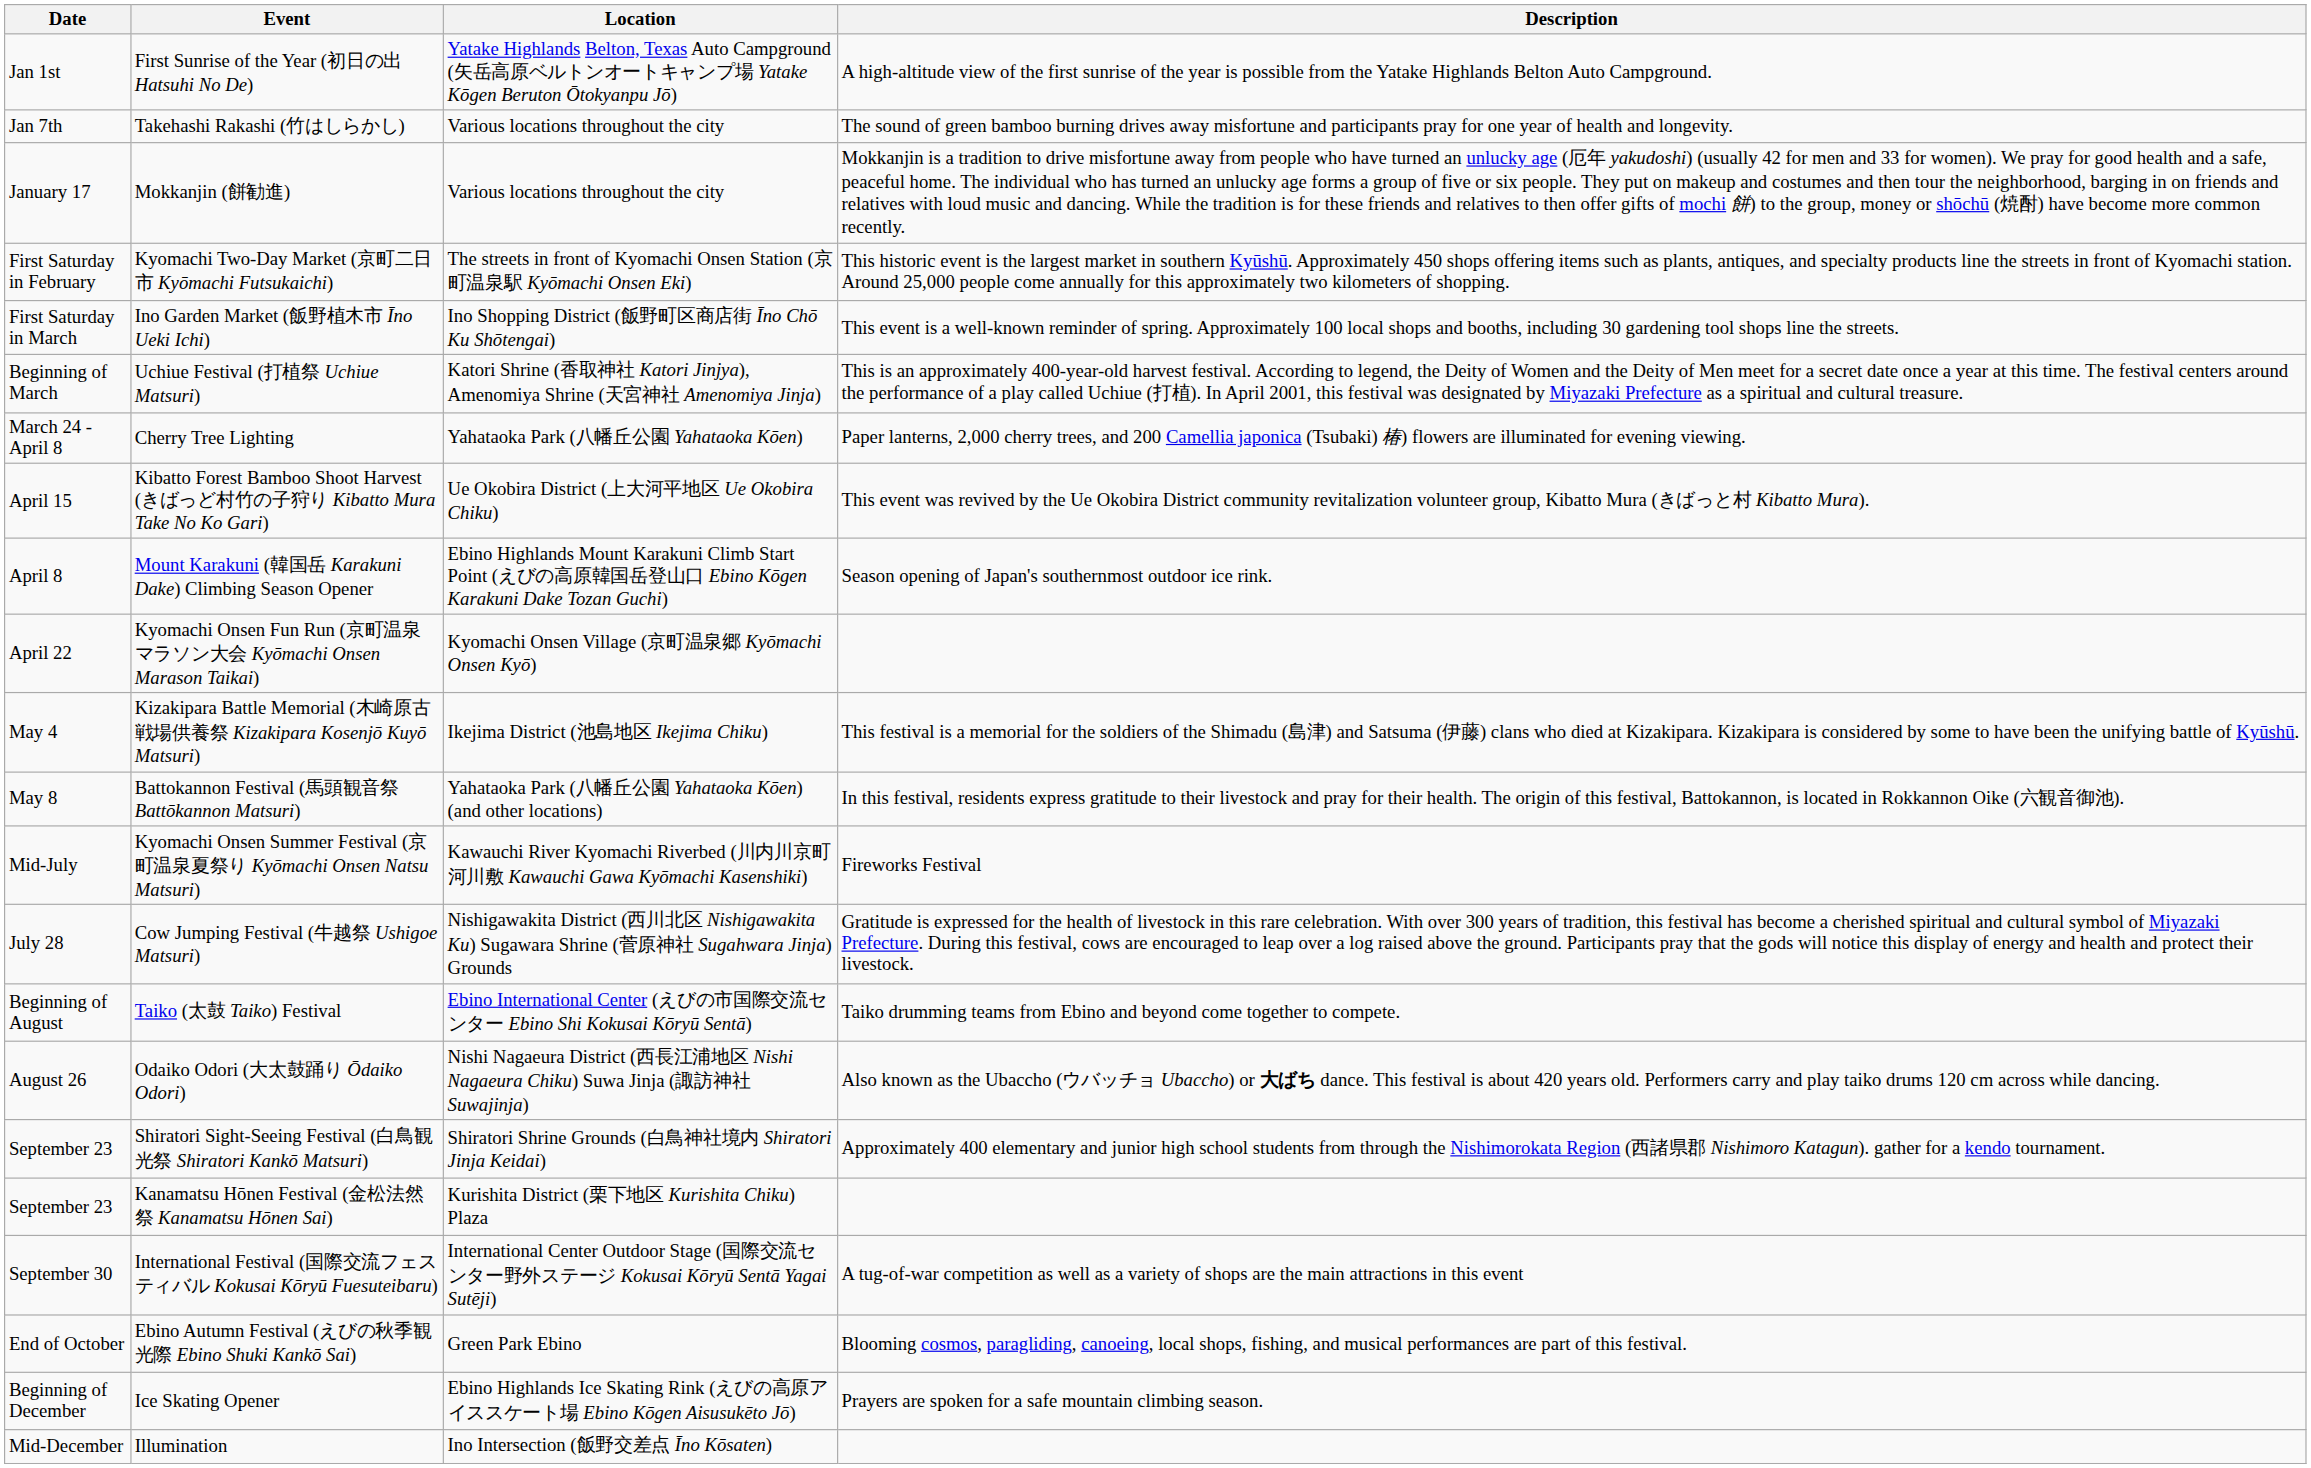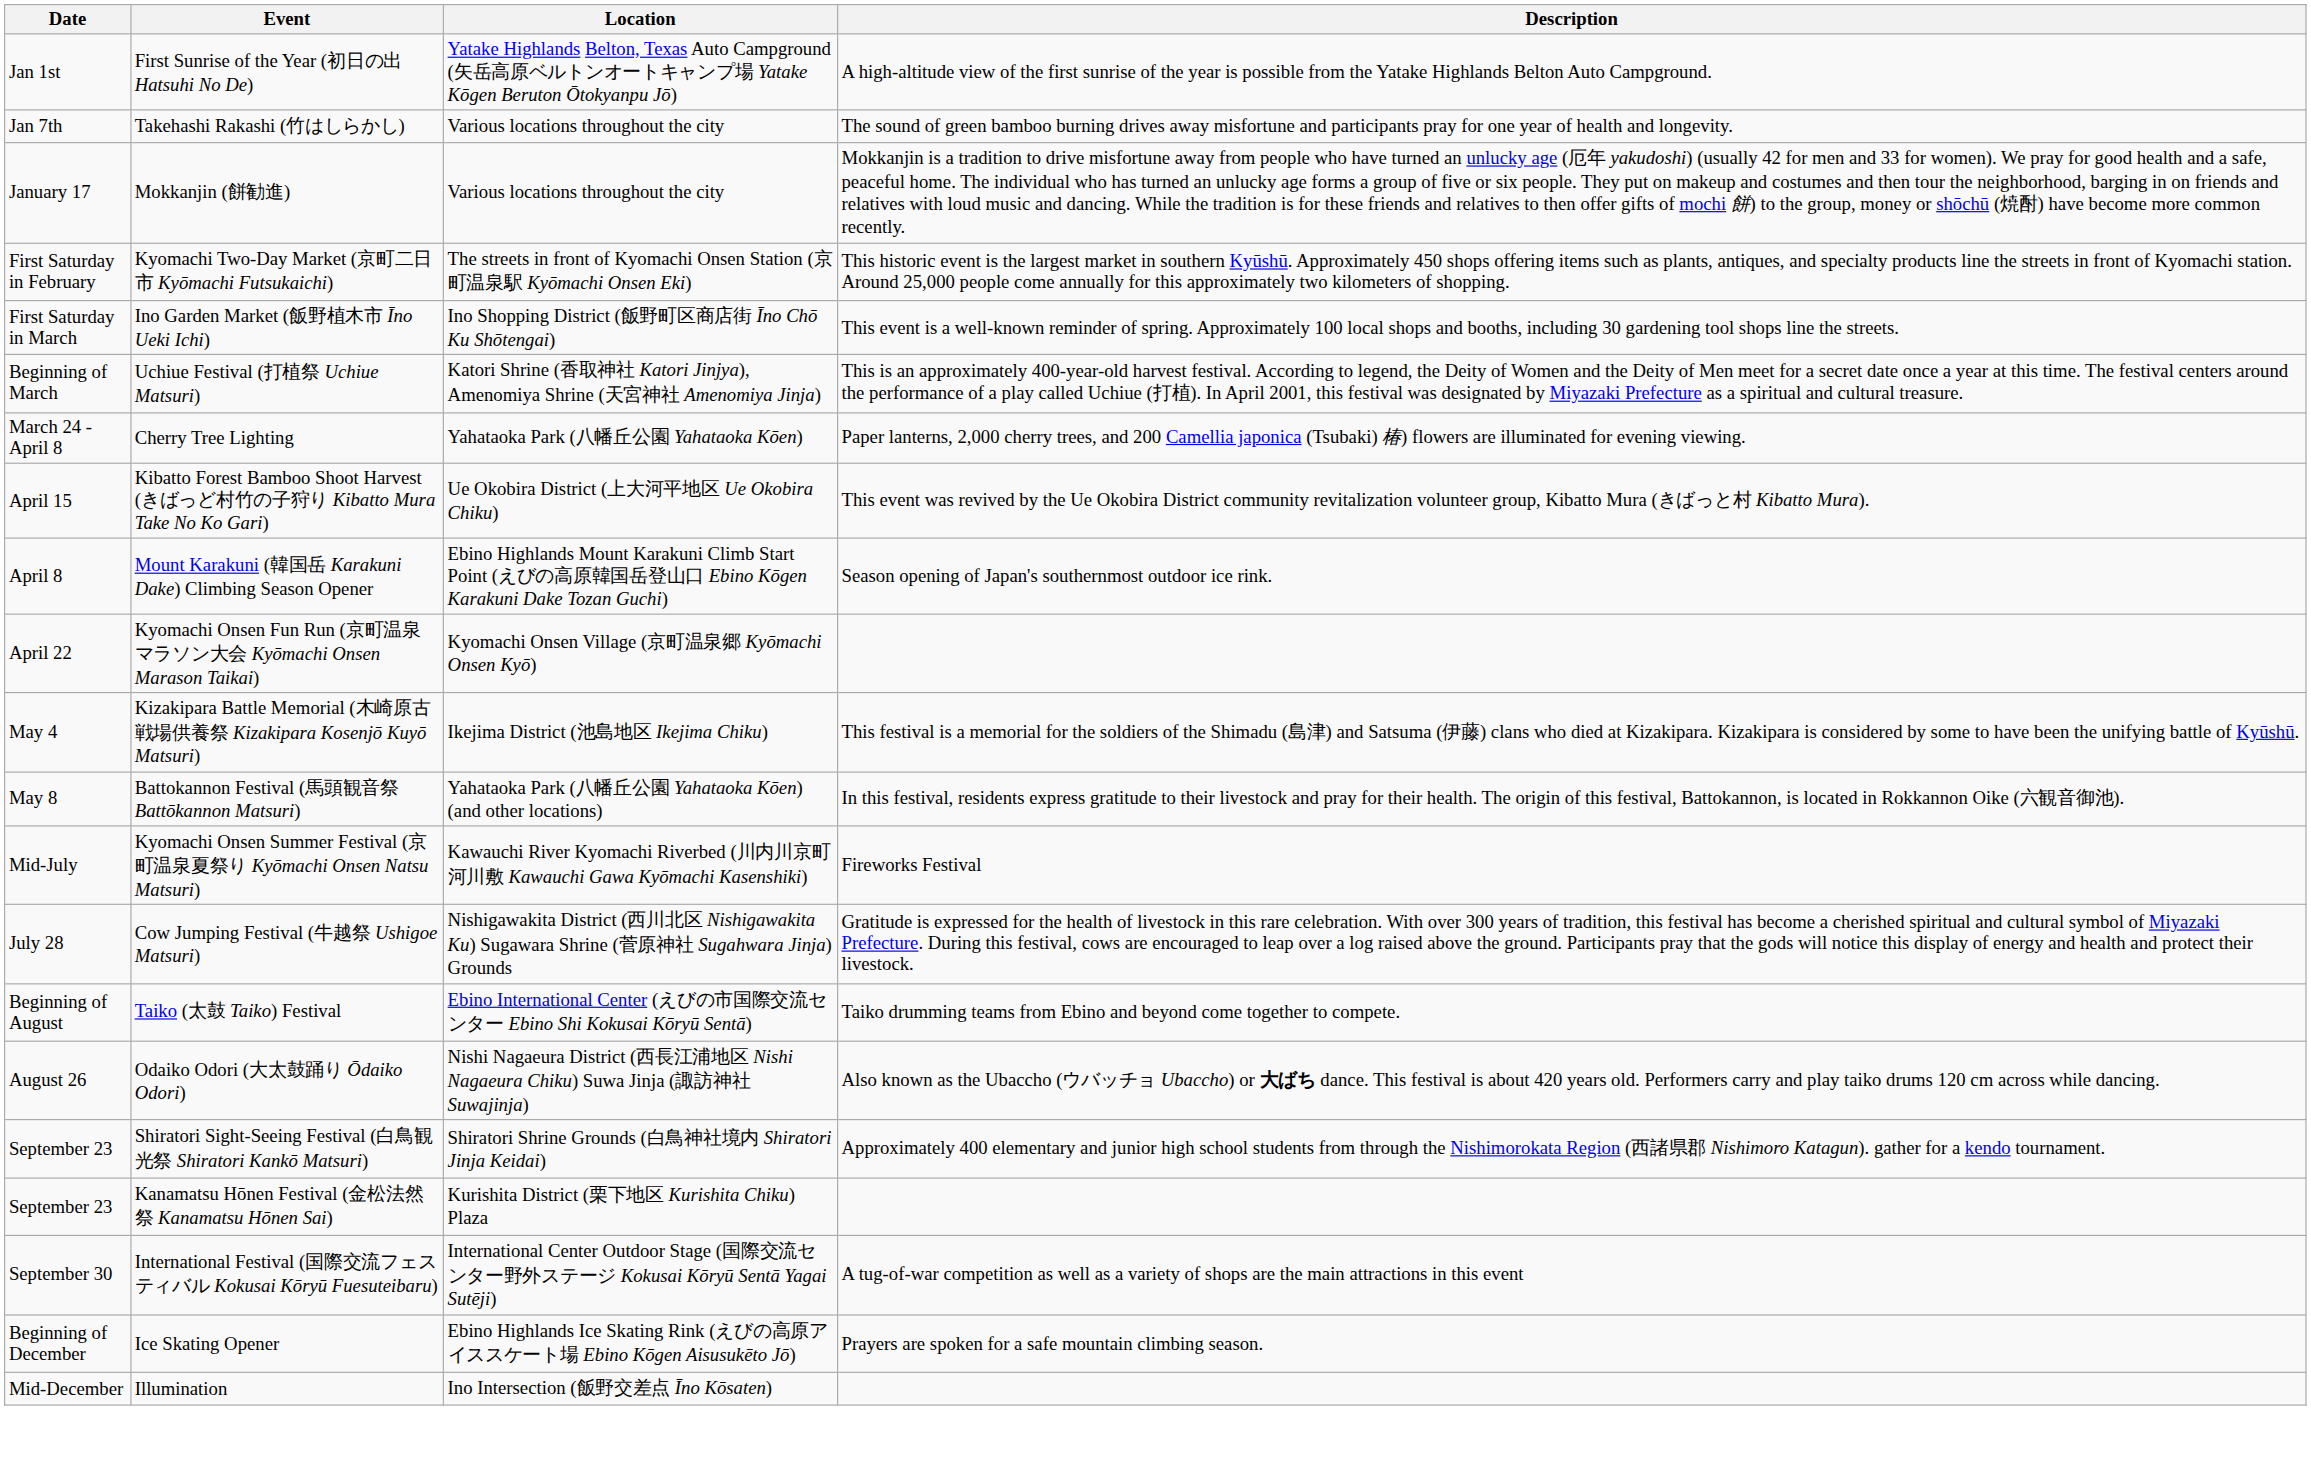- row: (283, 1342)
